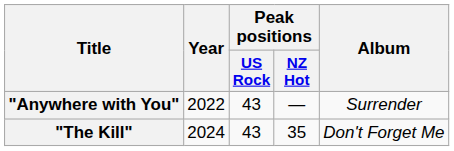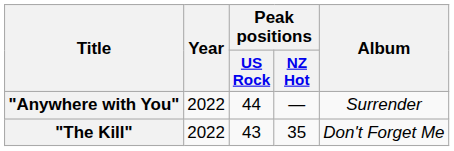(251, 105) 43 -> (251, 105) 44
(206, 131) 2024 -> (206, 131) 2022
